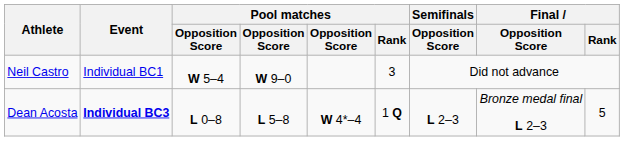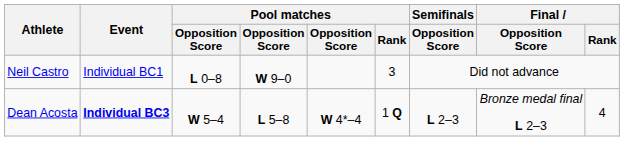(206, 79) W 5–4 -> (206, 79) L 0–8
(206, 119) L 0–8 -> (206, 119) W 5–4
(602, 113) 5 -> (602, 113) 4
